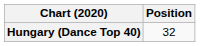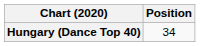(169, 32) 32 -> (169, 32) 34
